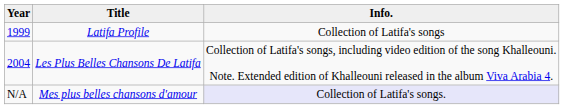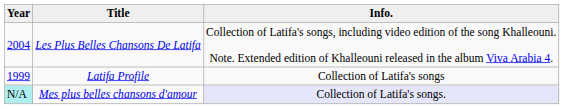rows swapped: (118, 63) <-> (118, 31)
(17, 94) no background -> (17, 94) paleturquoise background
